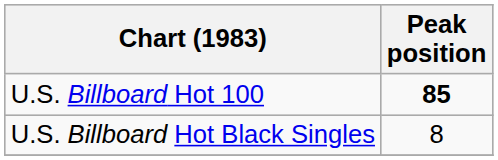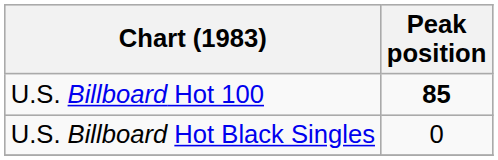(437, 134) 8 -> (437, 134) 0
